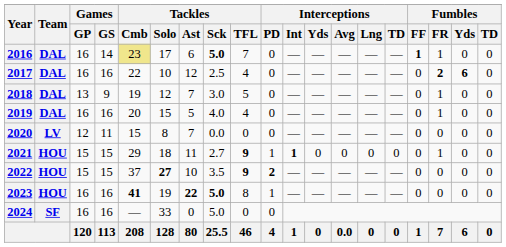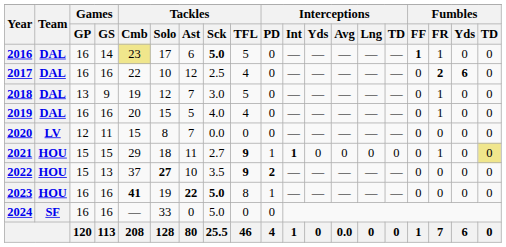(246, 53) 7 -> (246, 53) 5
(489, 152) no background -> (489, 152) khaki background
(107, 172) 15 -> (107, 172) 13
